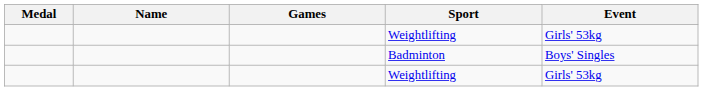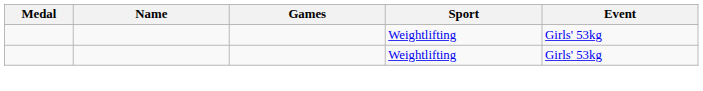- row: (39, 55)
